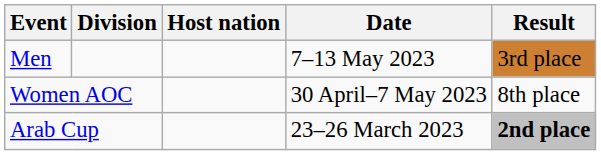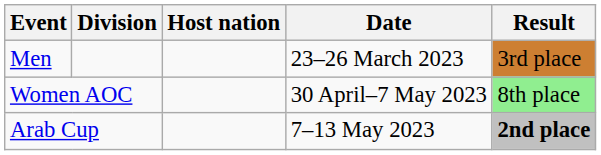(363, 58) 7–13 May 2023 -> (377, 58) 23–26 March 2023
(539, 94) no background -> (539, 94) lightgreen background
(377, 130) 23–26 March 2023 -> (363, 130) 7–13 May 2023
